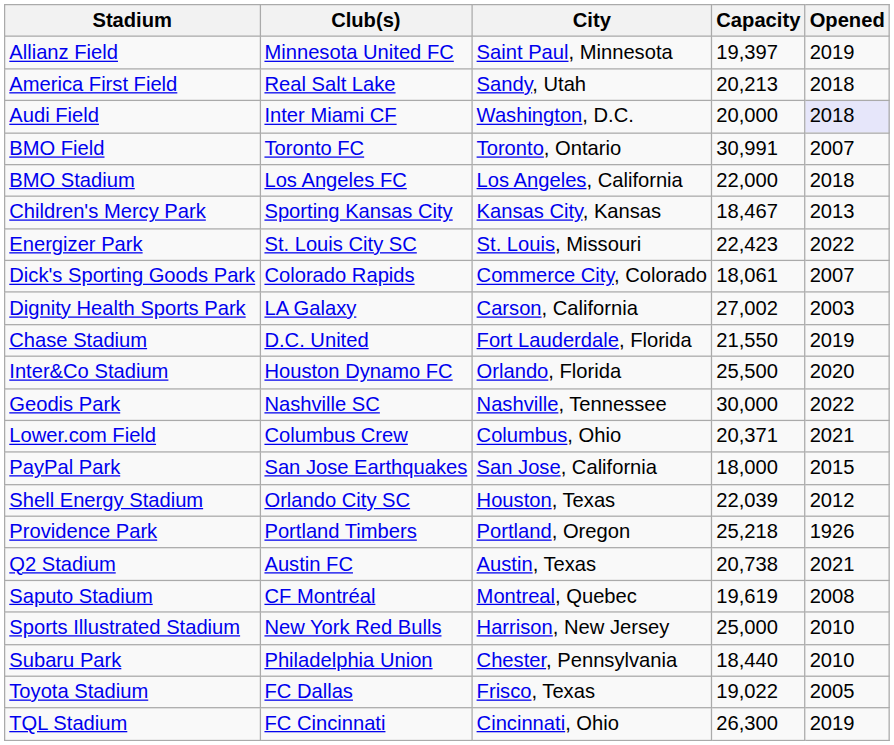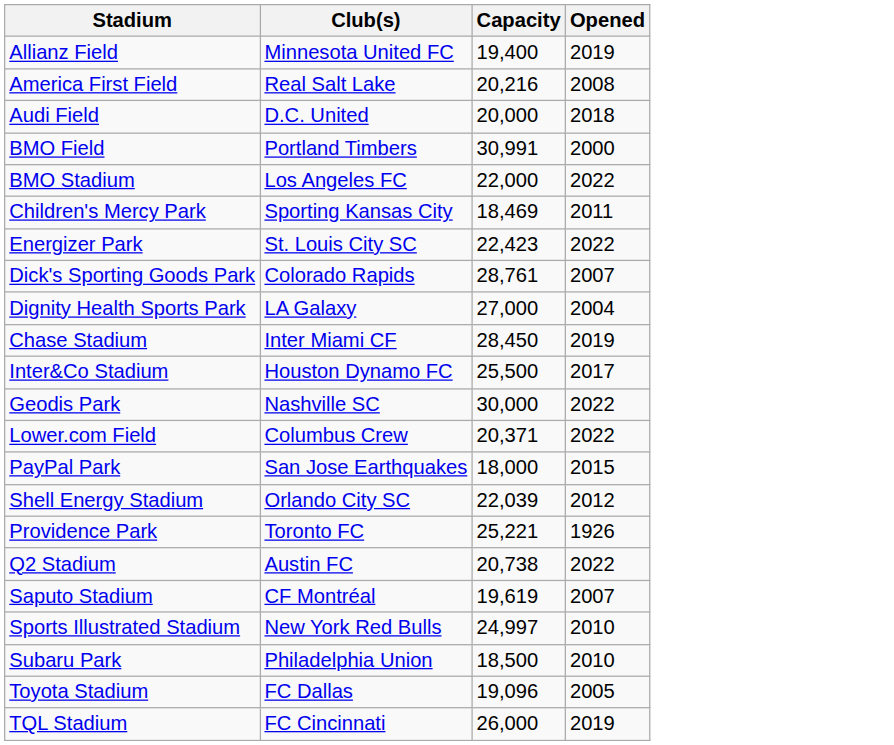- column: (592, 20)
(747, 52) 19,397 -> (507, 52) 19,400
(747, 84) 20,213 -> (507, 84) 20,216
(832, 84) 2018 -> (592, 84) 2008
(331, 116) Inter Miami CF -> (317, 116) D.C. United
(832, 116) lavender background -> (592, 116) no background
(314, 148) Toronto FC -> (341, 148) Portland Timbers
(832, 148) 2007 -> (592, 148) 2000
(832, 180) 2018 -> (592, 180) 2022
(747, 212) 18,467 -> (507, 212) 18,469
(832, 212) 2013 -> (592, 212) 2011
(747, 276) 18,061 -> (507, 276) 28,761
(747, 308) 27,002 -> (507, 308) 27,000
(832, 308) 2003 -> (592, 308) 2004
(317, 340) D.C. United -> (331, 340) Inter Miami CF
(747, 340) 21,550 -> (507, 340) 28,450
(832, 372) 2020 -> (592, 372) 2017
(832, 436) 2021 -> (592, 436) 2022
(341, 532) Portland Timbers -> (314, 532) Toronto FC
(747, 532) 25,218 -> (507, 532) 25,221
(832, 564) 2021 -> (592, 564) 2022
(832, 595) 2008 -> (592, 595) 2007
(747, 627) 25,000 -> (507, 627) 24,997
(747, 659) 18,440 -> (507, 659) 18,500
(747, 691) 19,022 -> (507, 691) 19,096
(747, 723) 26,300 -> (507, 723) 26,000
